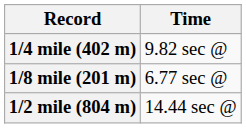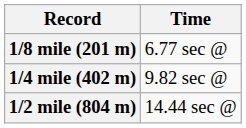rows swapped: (73, 78) <-> (73, 48)
